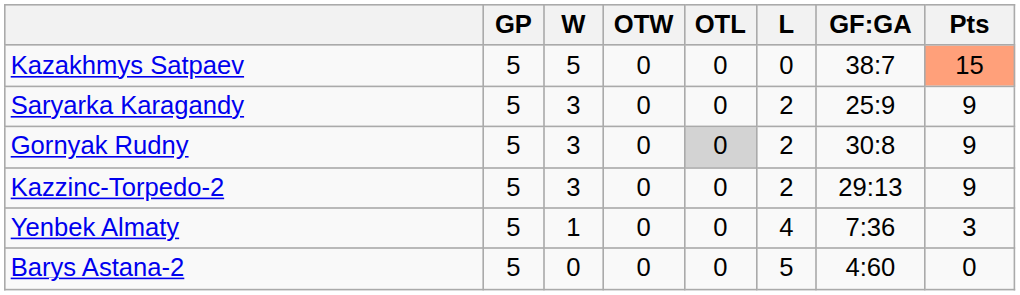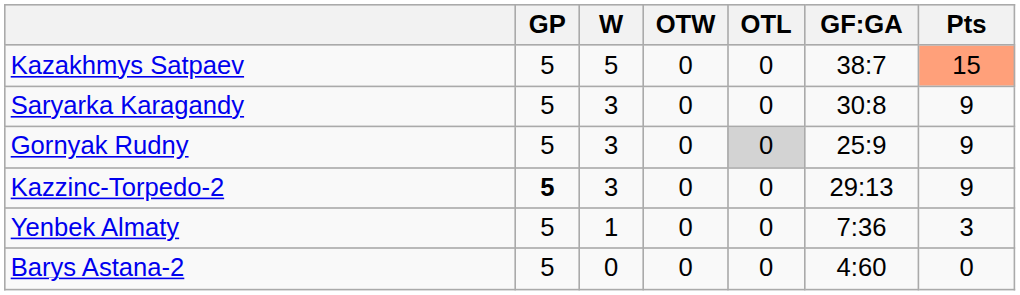- column: (786, 24)
(870, 106) 25:9 -> (861, 106) 30:8
(870, 146) 30:8 -> (861, 146) 25:9
(513, 187) normal -> (547, 187) bold
